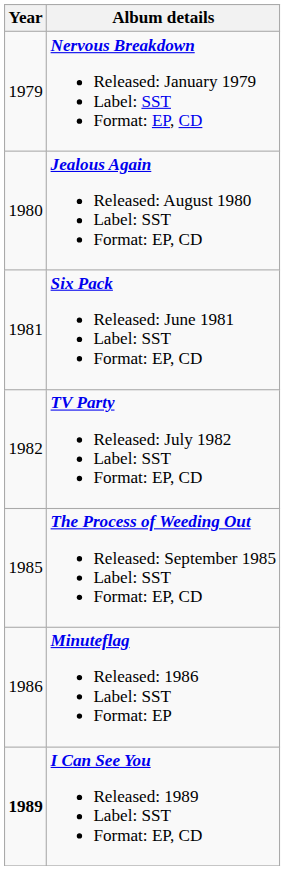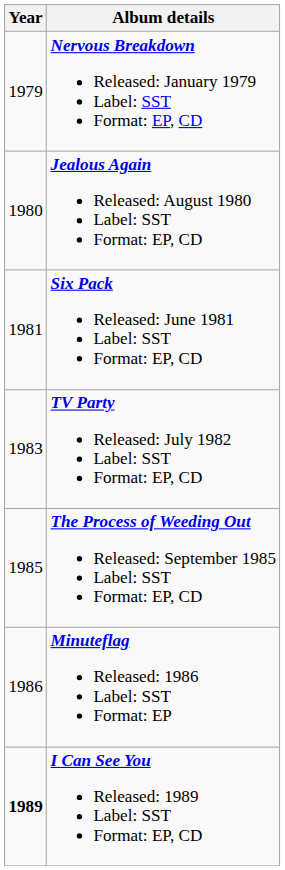(26, 448) 1982 -> (26, 448) 1983
